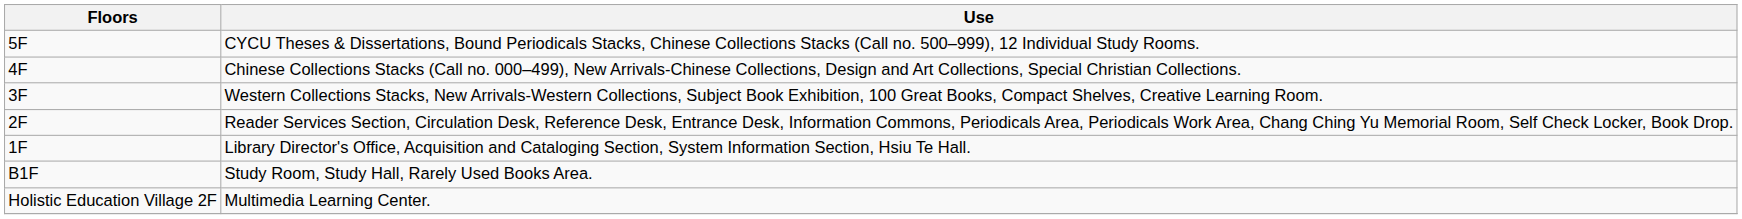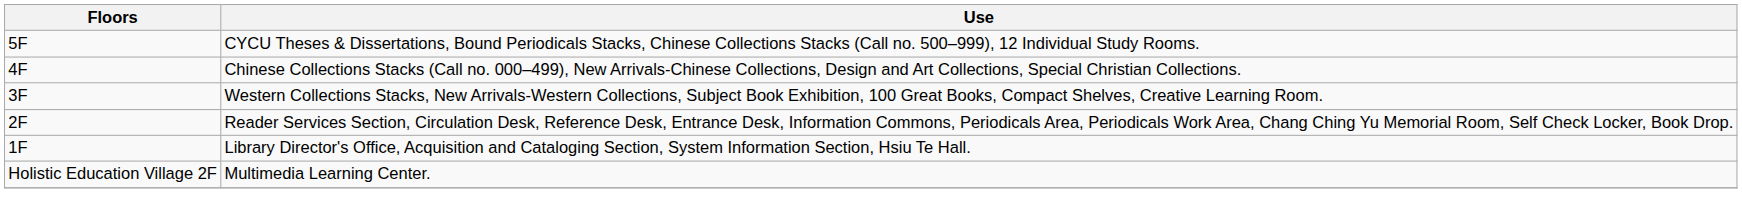- row: (409, 174)
